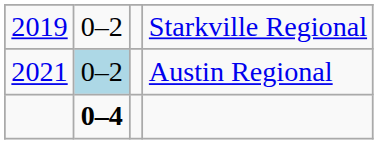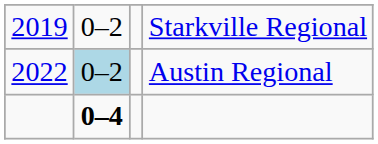(40, 71) 2021 -> (40, 71) 2022
